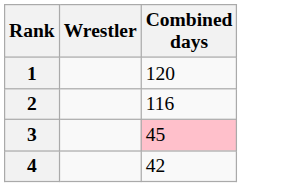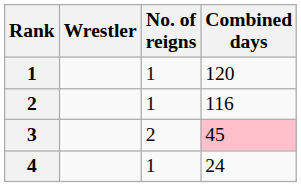+ column: (171, 30)
(155, 165) 42 -> (215, 165) 24
